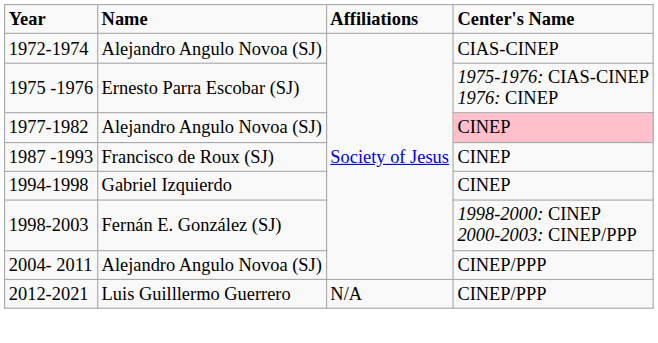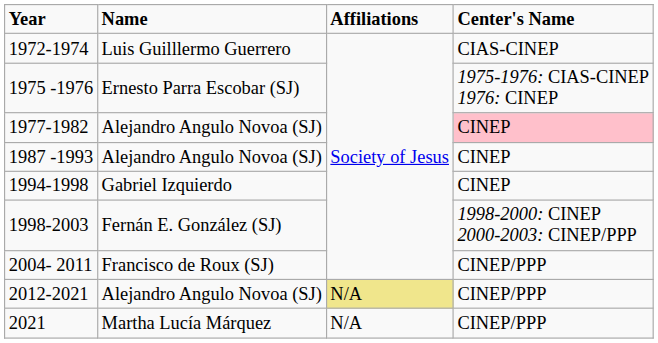(212, 48) Alejandro Angulo Novoa (SJ) -> (196, 48) Luis Guilllermo Guerrero
(188, 156) Francisco de Roux (SJ) -> (212, 156) Alejandro Angulo Novoa (SJ)
(212, 264) Alejandro Angulo Novoa (SJ) -> (188, 264) Francisco de Roux (SJ)
(196, 293) Luis Guilllermo Guerrero -> (212, 293) Alejandro Angulo Novoa (SJ)
(346, 293) no background -> (346, 293) khaki background
+ row: (27, 323)
